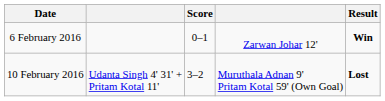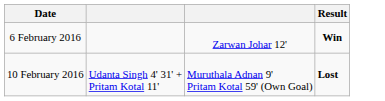- column: (200, 13)
